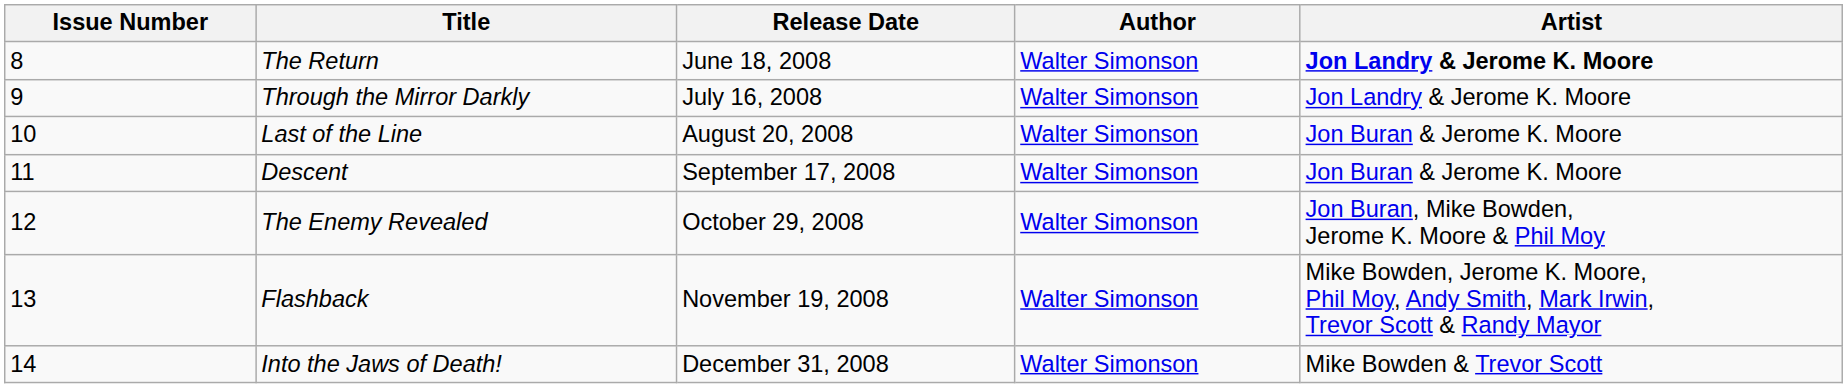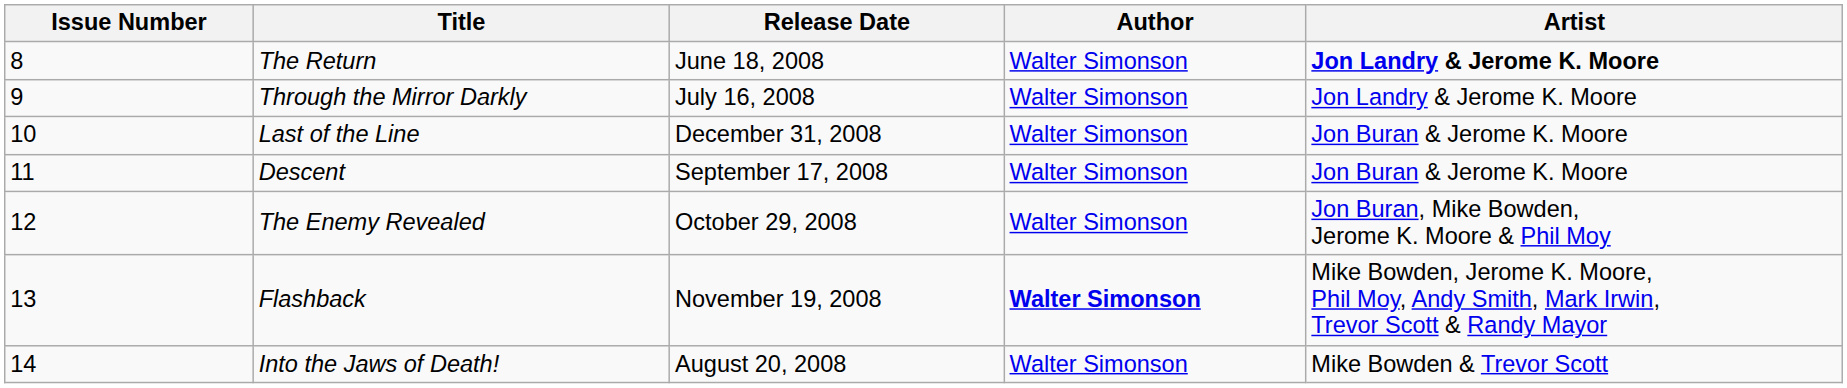(768, 135) August 20, 2008 -> (778, 135) December 31, 2008
(1109, 299) normal -> (1105, 299) bold
(785, 363) December 31, 2008 -> (761, 363) August 20, 2008
